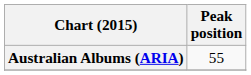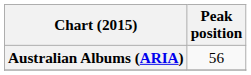(216, 57) 55 -> (216, 57) 56
